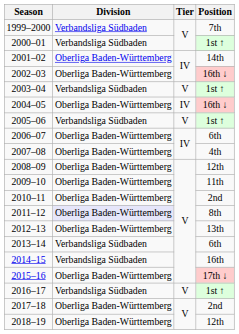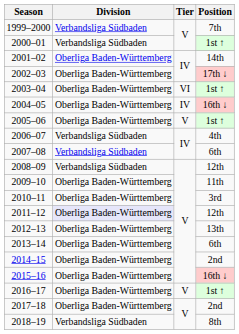(215, 74) 16th ↓ -> (215, 74) 17th ↓
(101, 89) Verbandsliga Südbaden -> (113, 89) Oberliga Baden-Württemberg
(185, 89) V -> (185, 89) VI
(101, 120) Verbandsliga Südbaden -> (113, 120) Oberliga Baden-Württemberg
(113, 136) Oberliga Baden-Württemberg -> (101, 136) Verbandsliga Südbaden
(215, 136) 6th -> (215, 136) 4th
(113, 151) Oberliga Baden-Württemberg -> (101, 151) Verbandsliga Südbaden
(215, 151) 4th -> (215, 151) 6th
(113, 167) Oberliga Baden-Württemberg -> (101, 167) Verbandsliga Südbaden
(215, 197) 2nd -> (215, 197) 3rd
(215, 213) 8th -> (215, 213) 12th
(101, 244) Verbandsliga Südbaden -> (113, 244) Oberliga Baden-Württemberg
(101, 259) Verbandsliga Südbaden -> (113, 259) Oberliga Baden-Württemberg
(215, 259) 16th -> (215, 259) 2nd
(215, 275) 17th ↓ -> (215, 275) 16th ↓
(101, 290) Verbandsliga Südbaden -> (113, 290) Oberliga Baden-Württemberg
(113, 321) Oberliga Baden-Württemberg -> (101, 321) Verbandsliga Südbaden
(215, 321) 12th -> (215, 321) 8th
